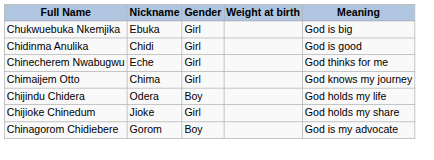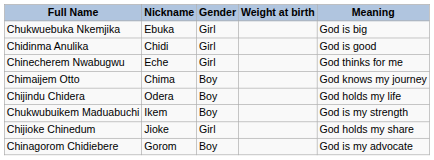(193, 79) Girl -> (208, 79) Boy
+ row: (73, 113)
